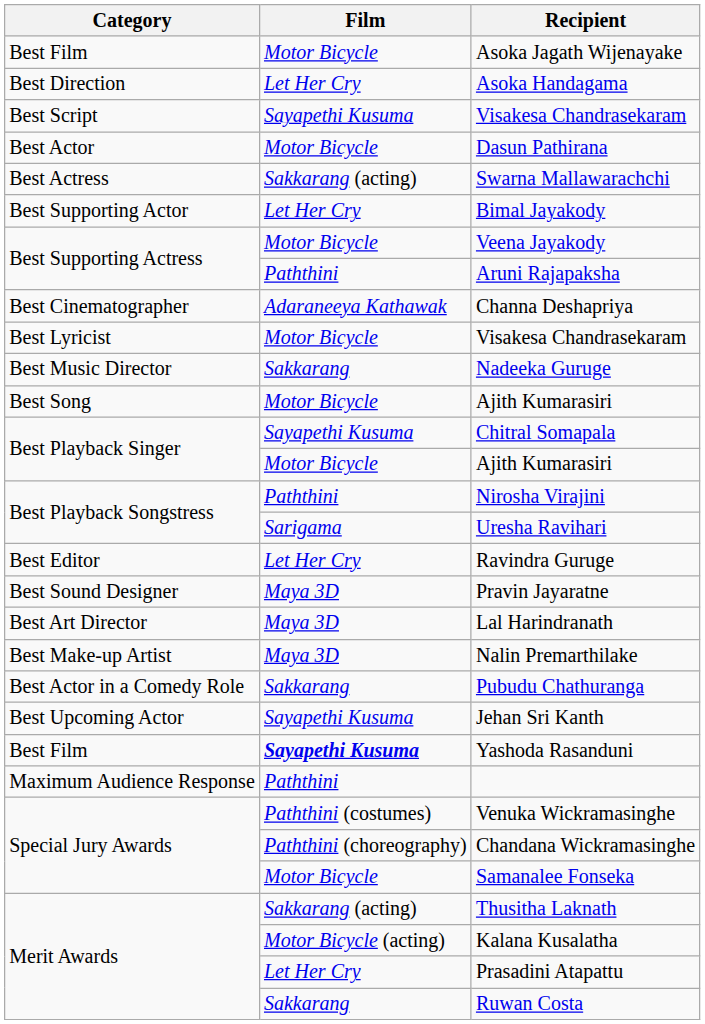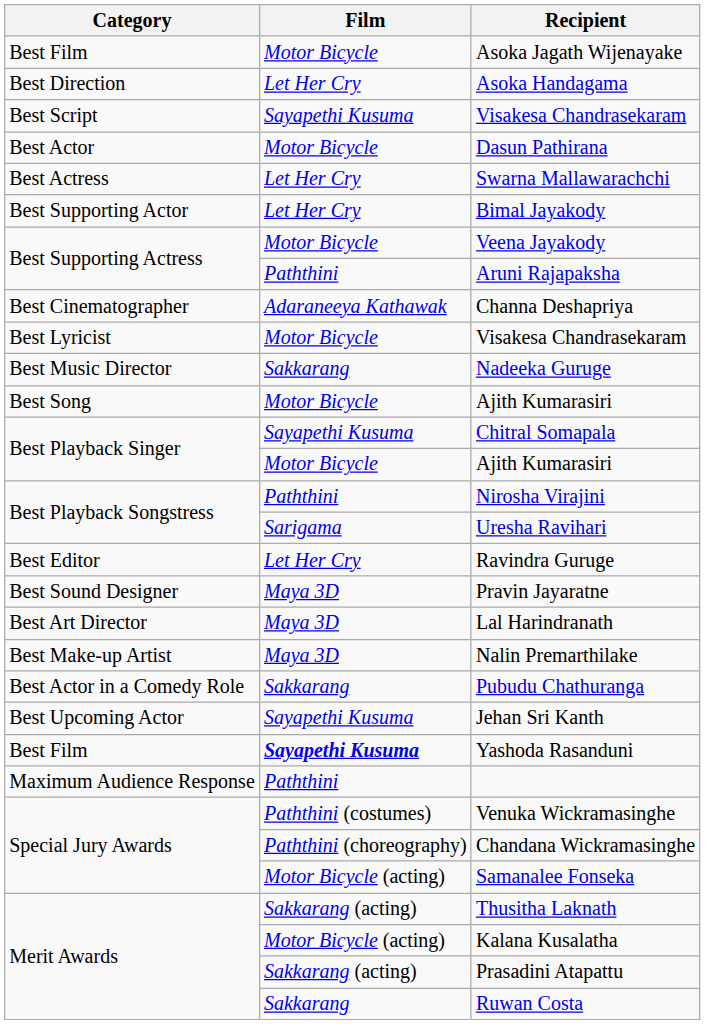(340, 178) Sakkarang (acting) -> (312, 178) Let Her Cry
(321, 876) Motor Bicycle -> (354, 876) Motor Bicycle (acting)
(312, 971) Let Her Cry -> (340, 971) Sakkarang (acting)
